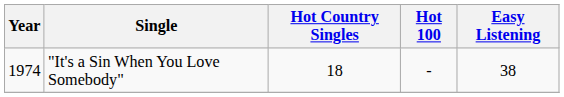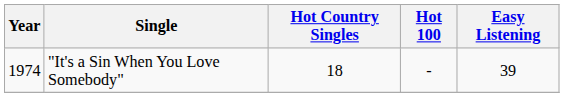(508, 70) 38 -> (508, 70) 39
